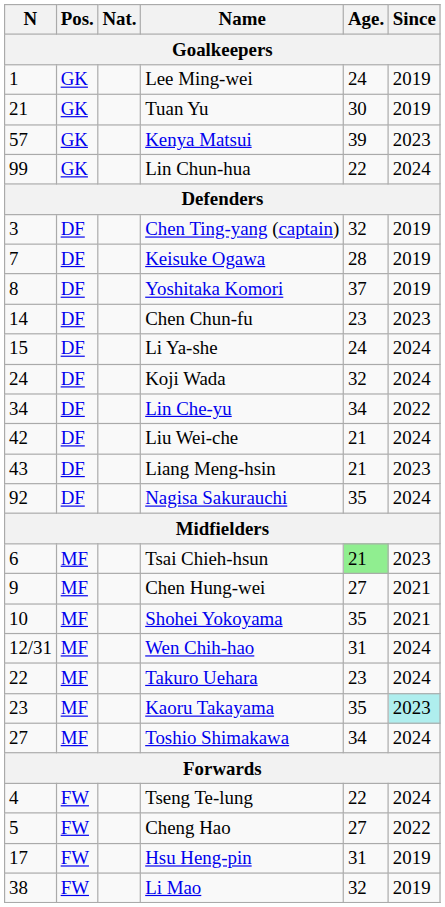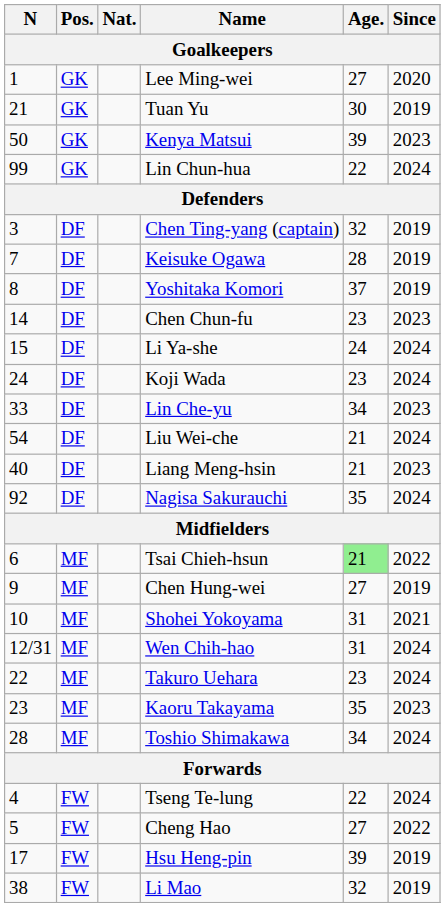(357, 79) 24 -> (357, 79) 27
(412, 79) 2019 -> (412, 79) 2020
(18, 139) 57 -> (18, 139) 50
(357, 378) 32 -> (357, 378) 23
(18, 408) 34 -> (18, 408) 33
(412, 408) 2022 -> (412, 408) 2023
(18, 438) 42 -> (18, 438) 54
(18, 468) 43 -> (18, 468) 40
(412, 558) 2023 -> (412, 558) 2022
(412, 588) 2021 -> (412, 588) 2019
(357, 618) 35 -> (357, 618) 31
(412, 708) paleturquoise background -> (412, 708) no background
(18, 738) 27 -> (18, 738) 28
(357, 857) 31 -> (357, 857) 39
